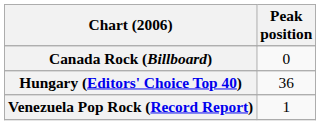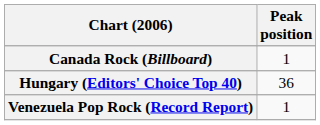(286, 58) 0 -> (286, 58) 1
